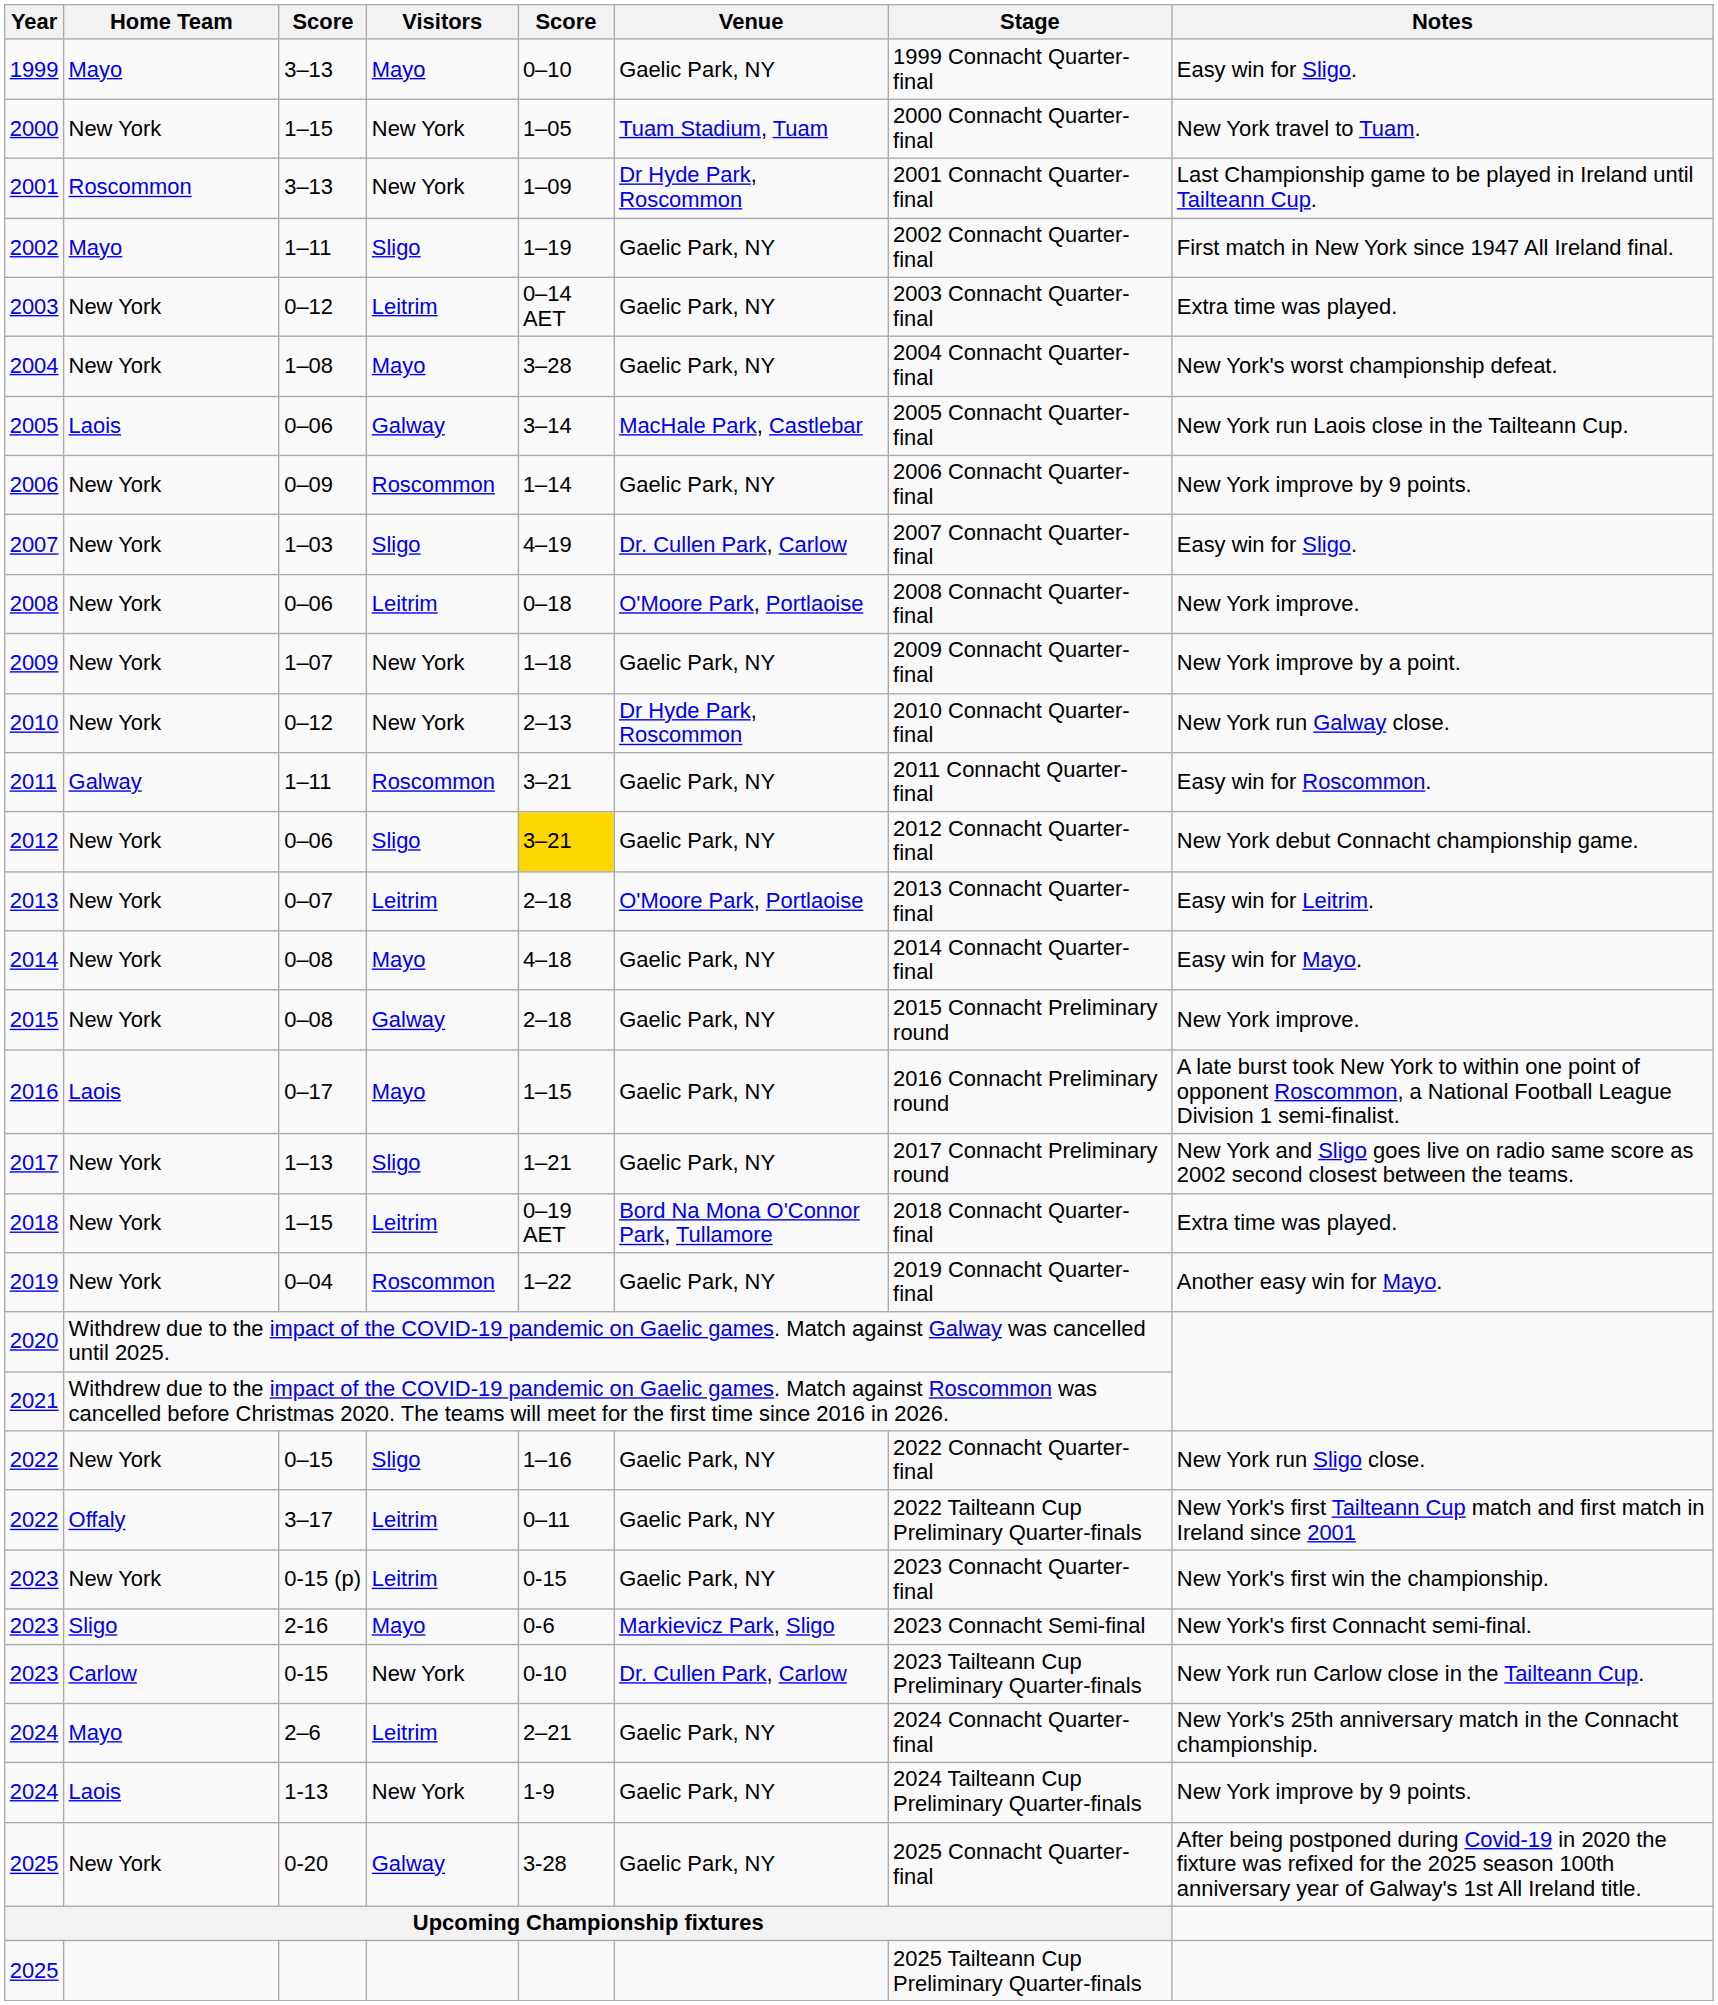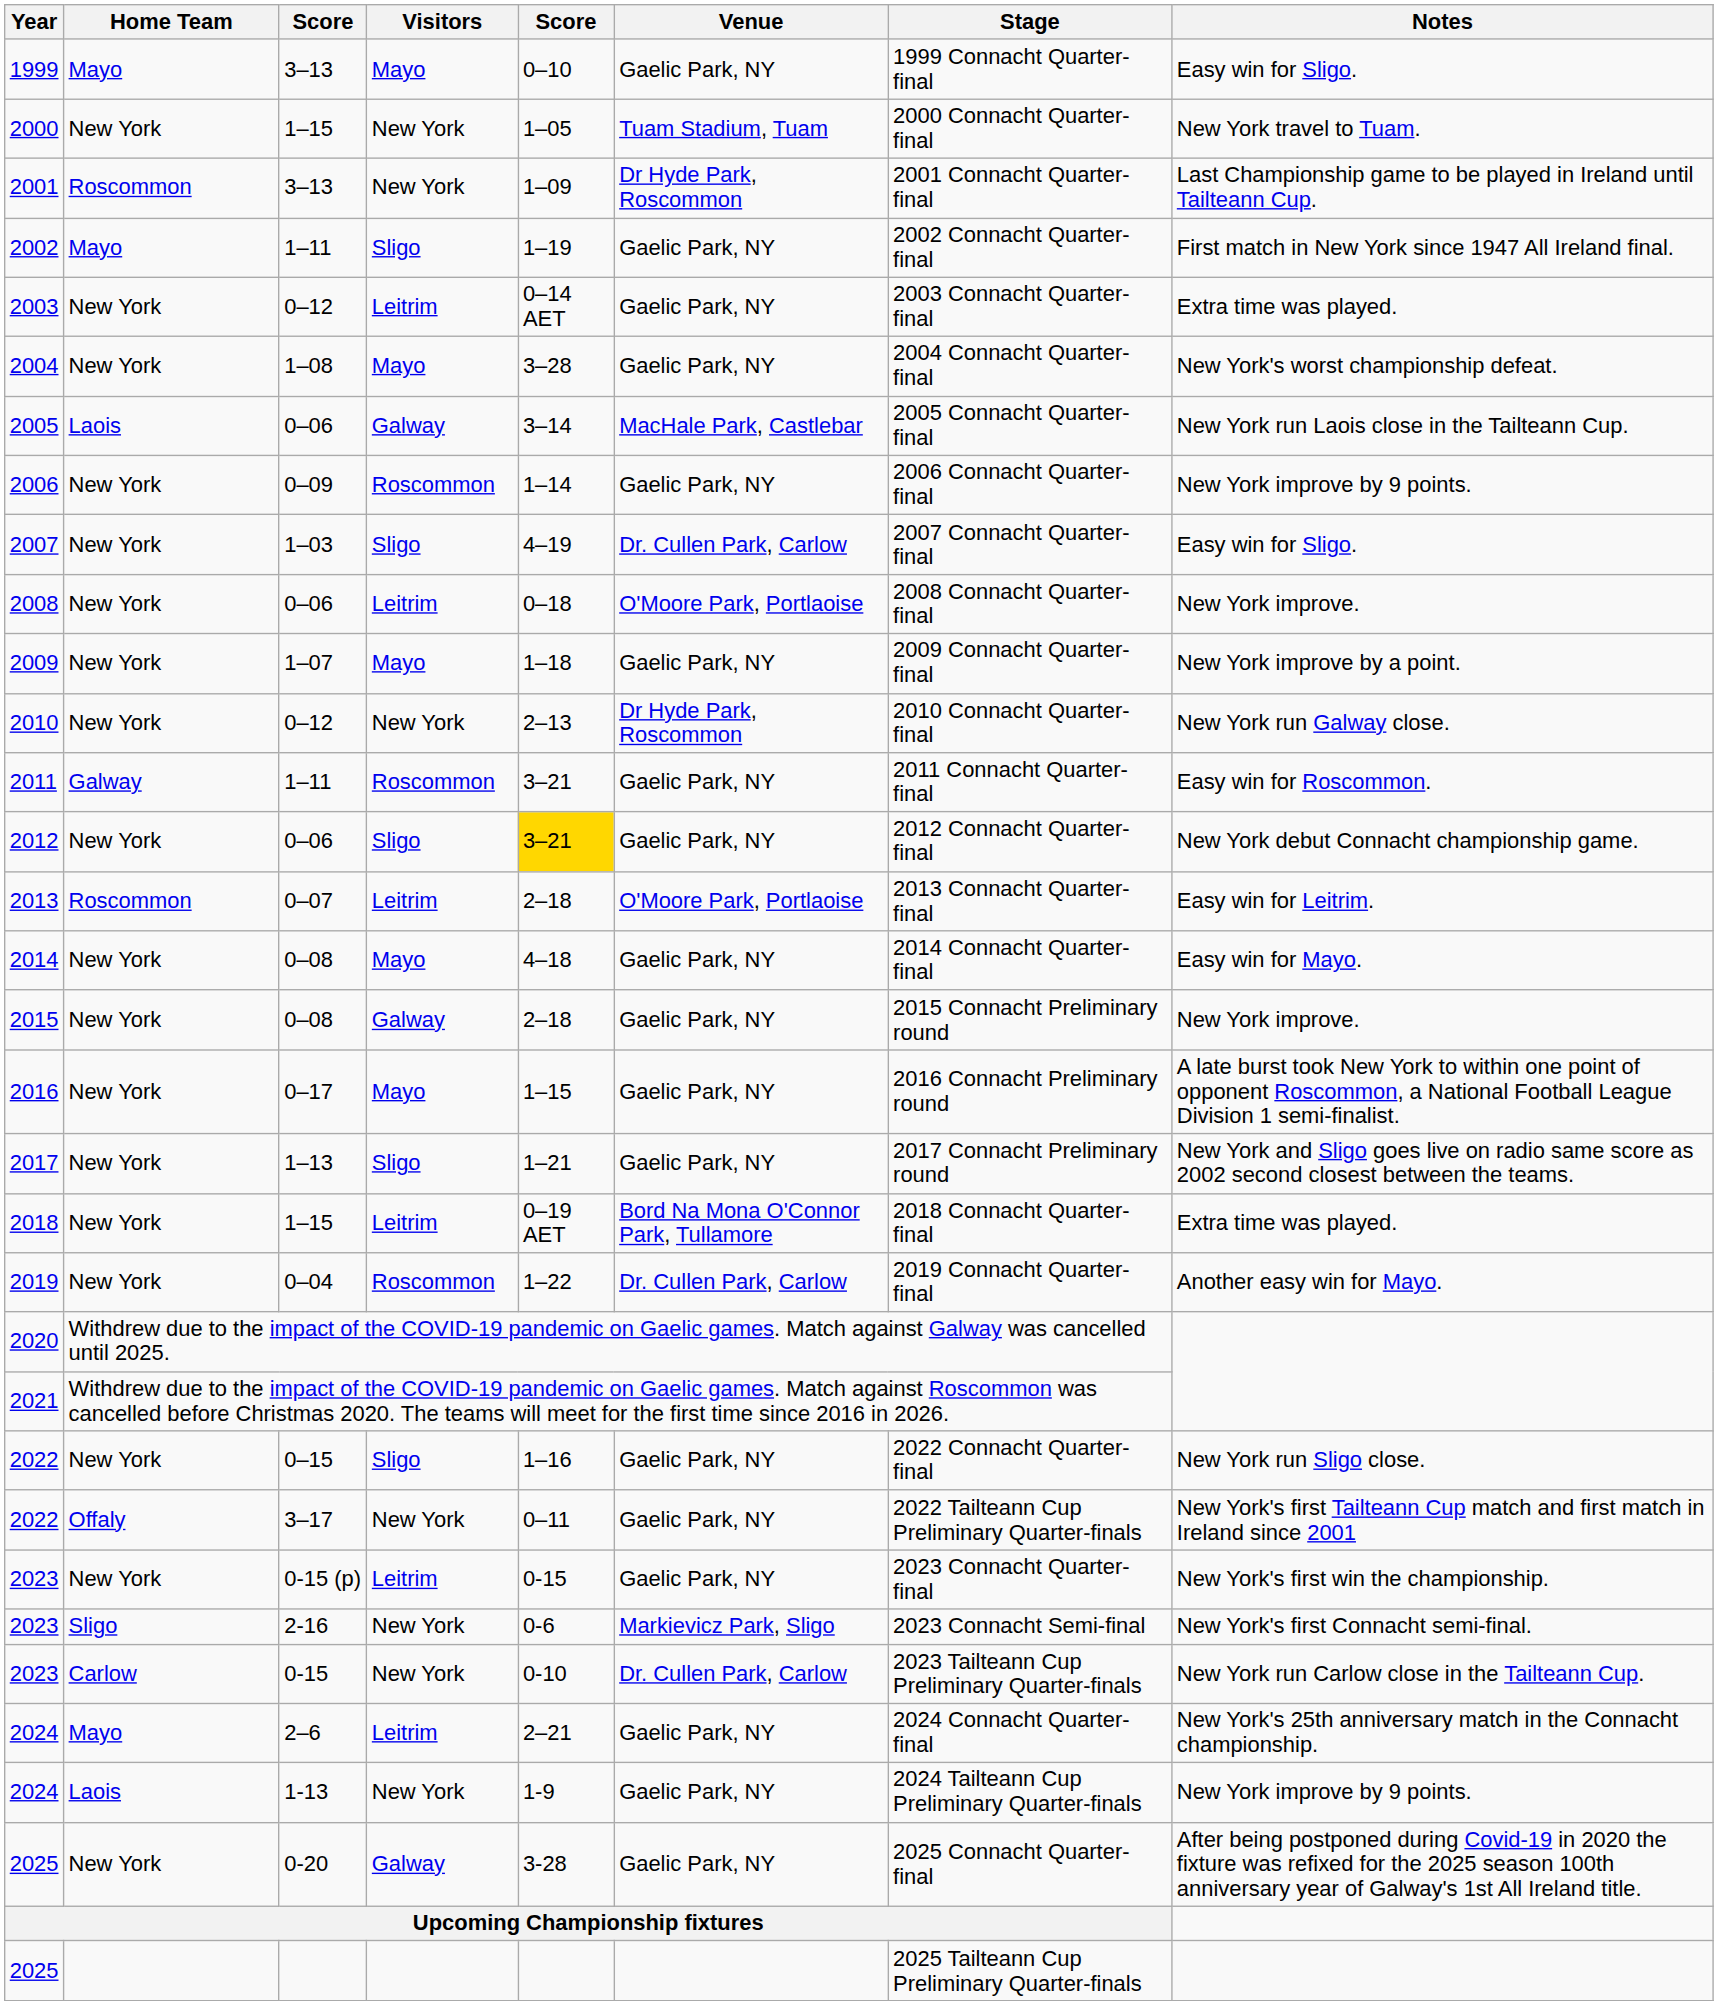(418, 663) New York -> (399, 663) Mayo
(115, 900) New York -> (130, 900) Roscommon
(95, 1091) Laois -> (115, 1091) New York
(697, 1282) Gaelic Park, NY -> (733, 1282) Dr. Cullen Park, Carlow
(405, 1519) Leitrim -> (418, 1519) New York
(399, 1626) Mayo -> (418, 1626) New York
